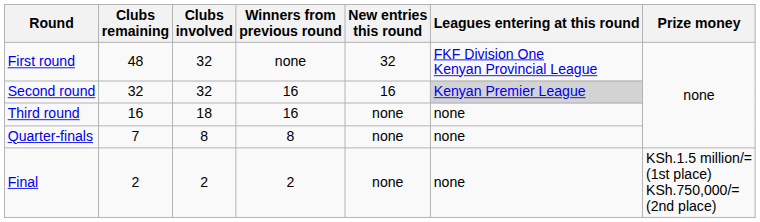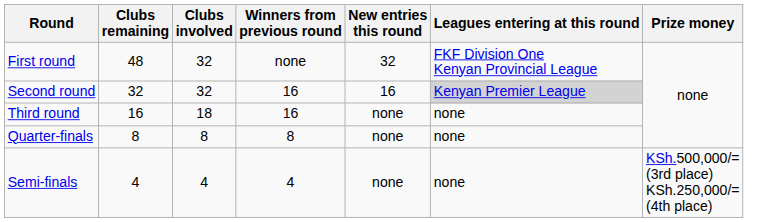(136, 136) 7 -> (136, 136) 8
+ row: (43, 182)
- row: (23, 182)
